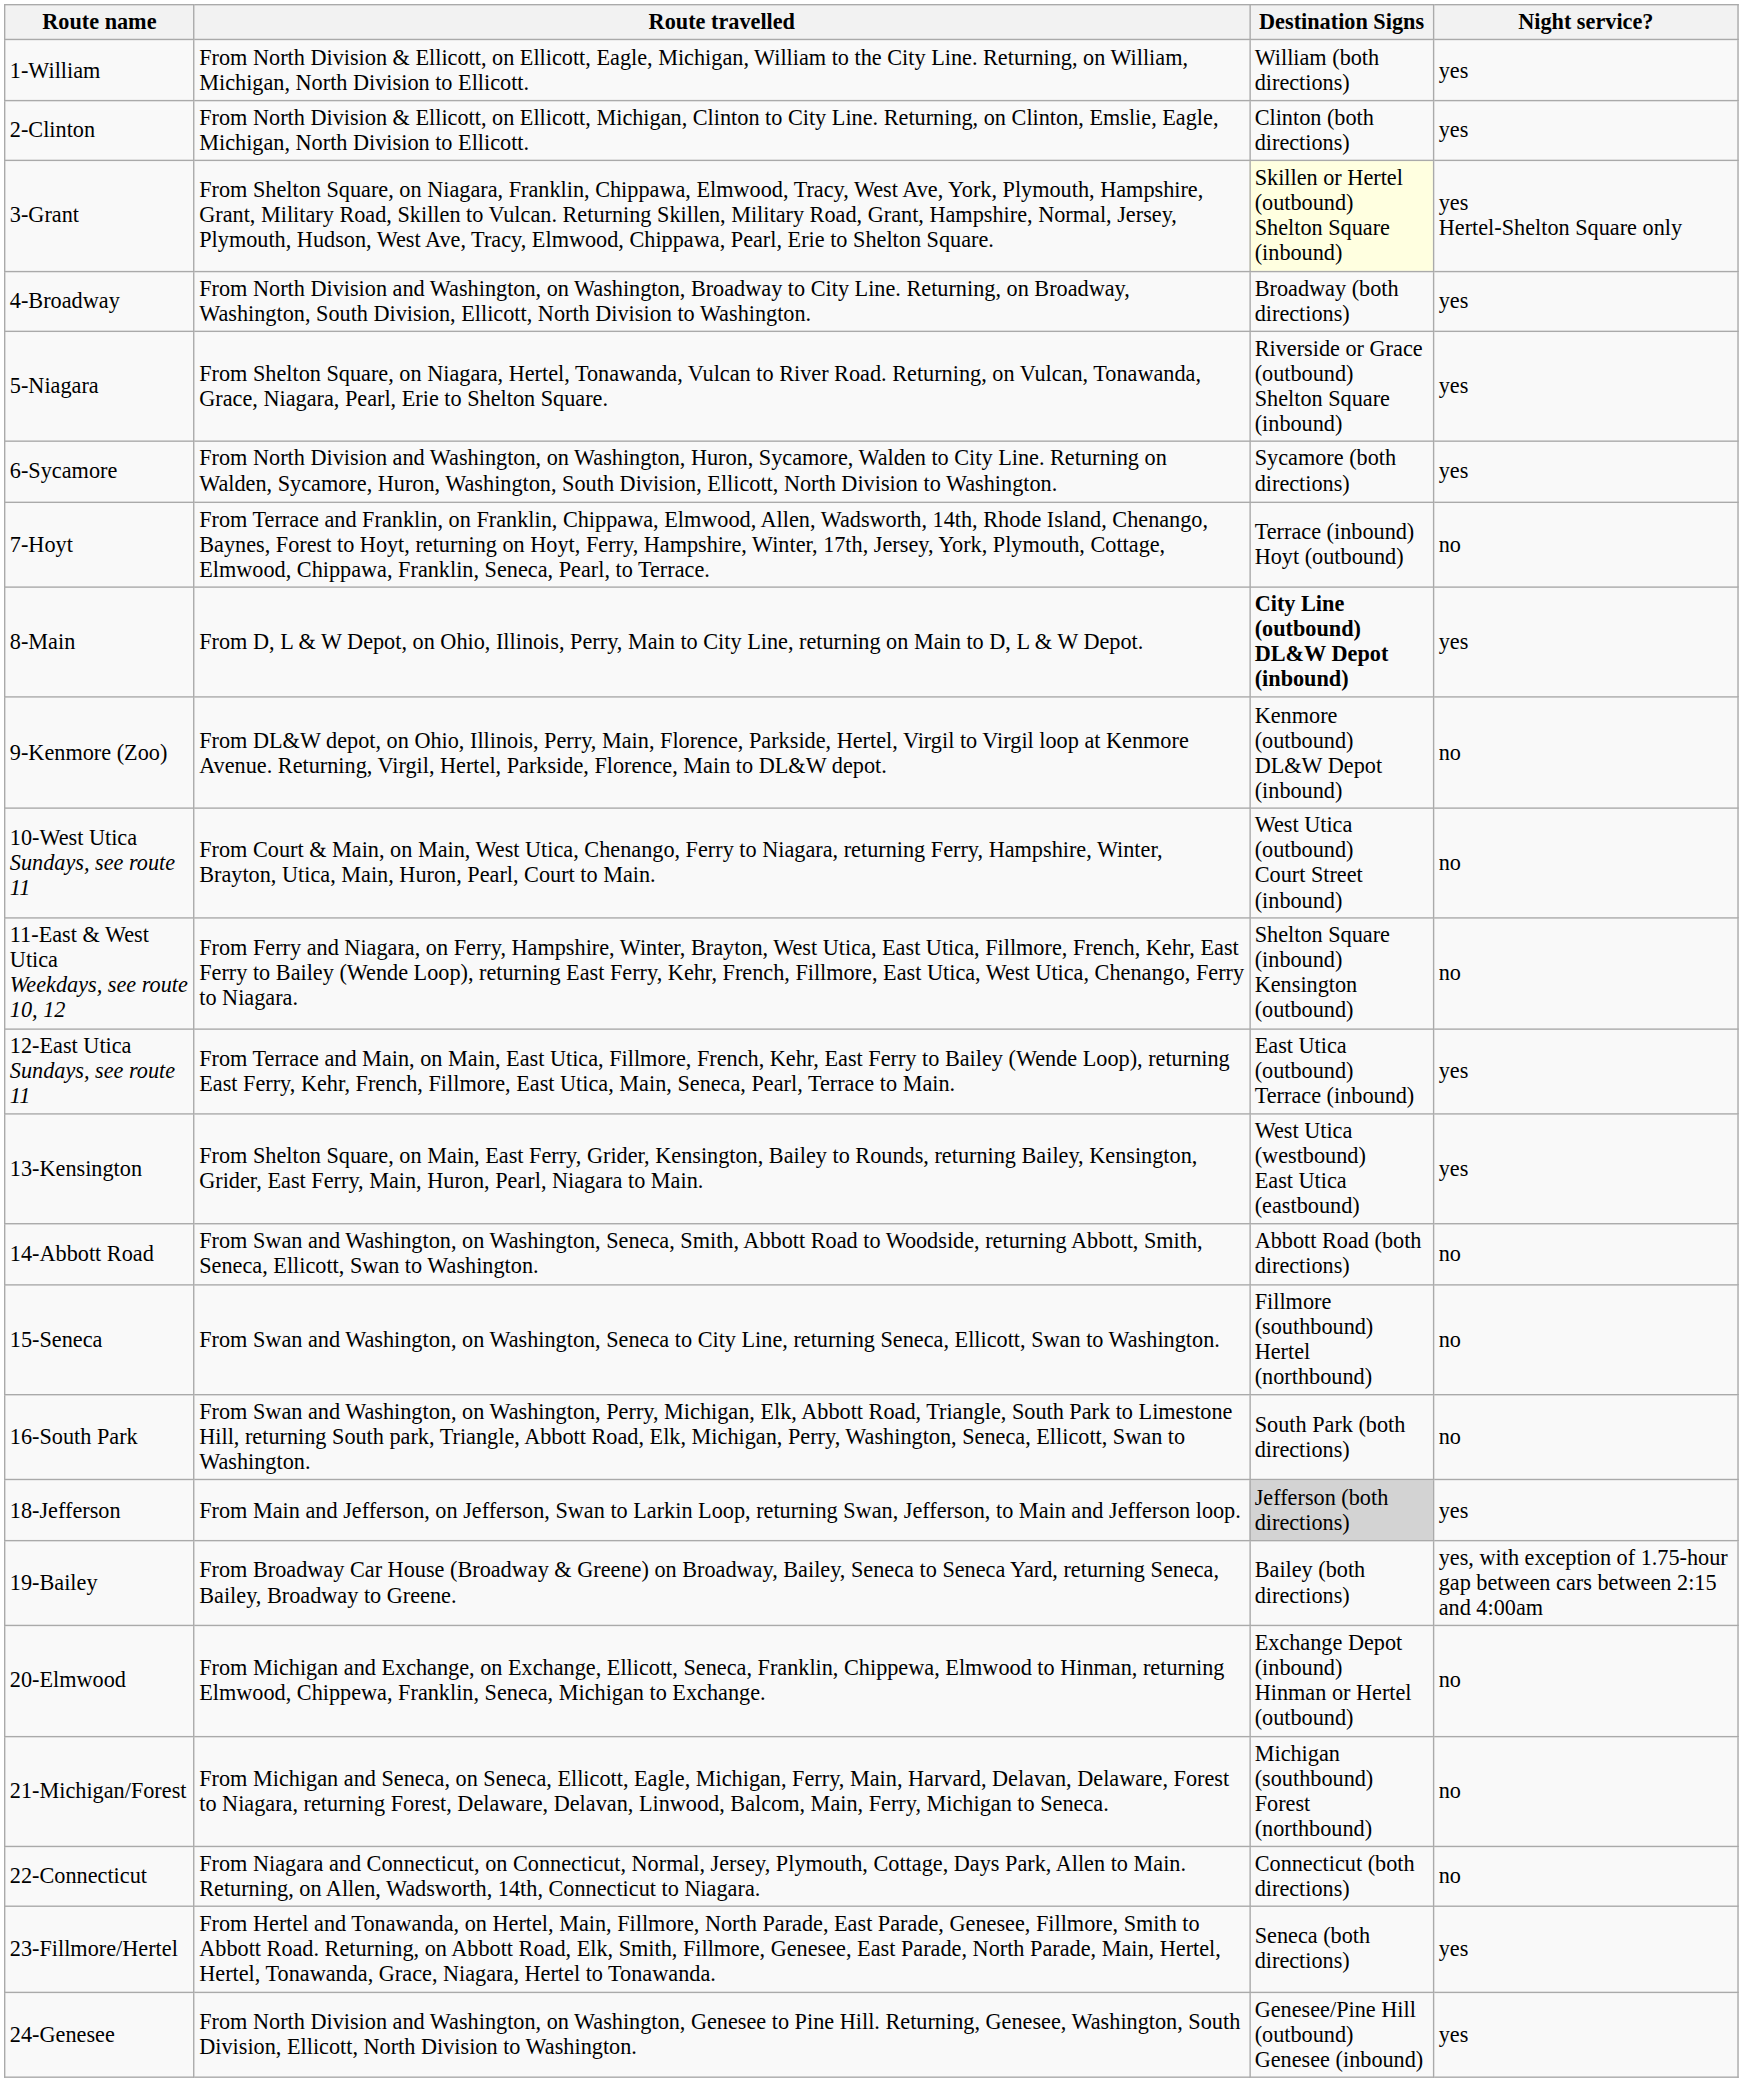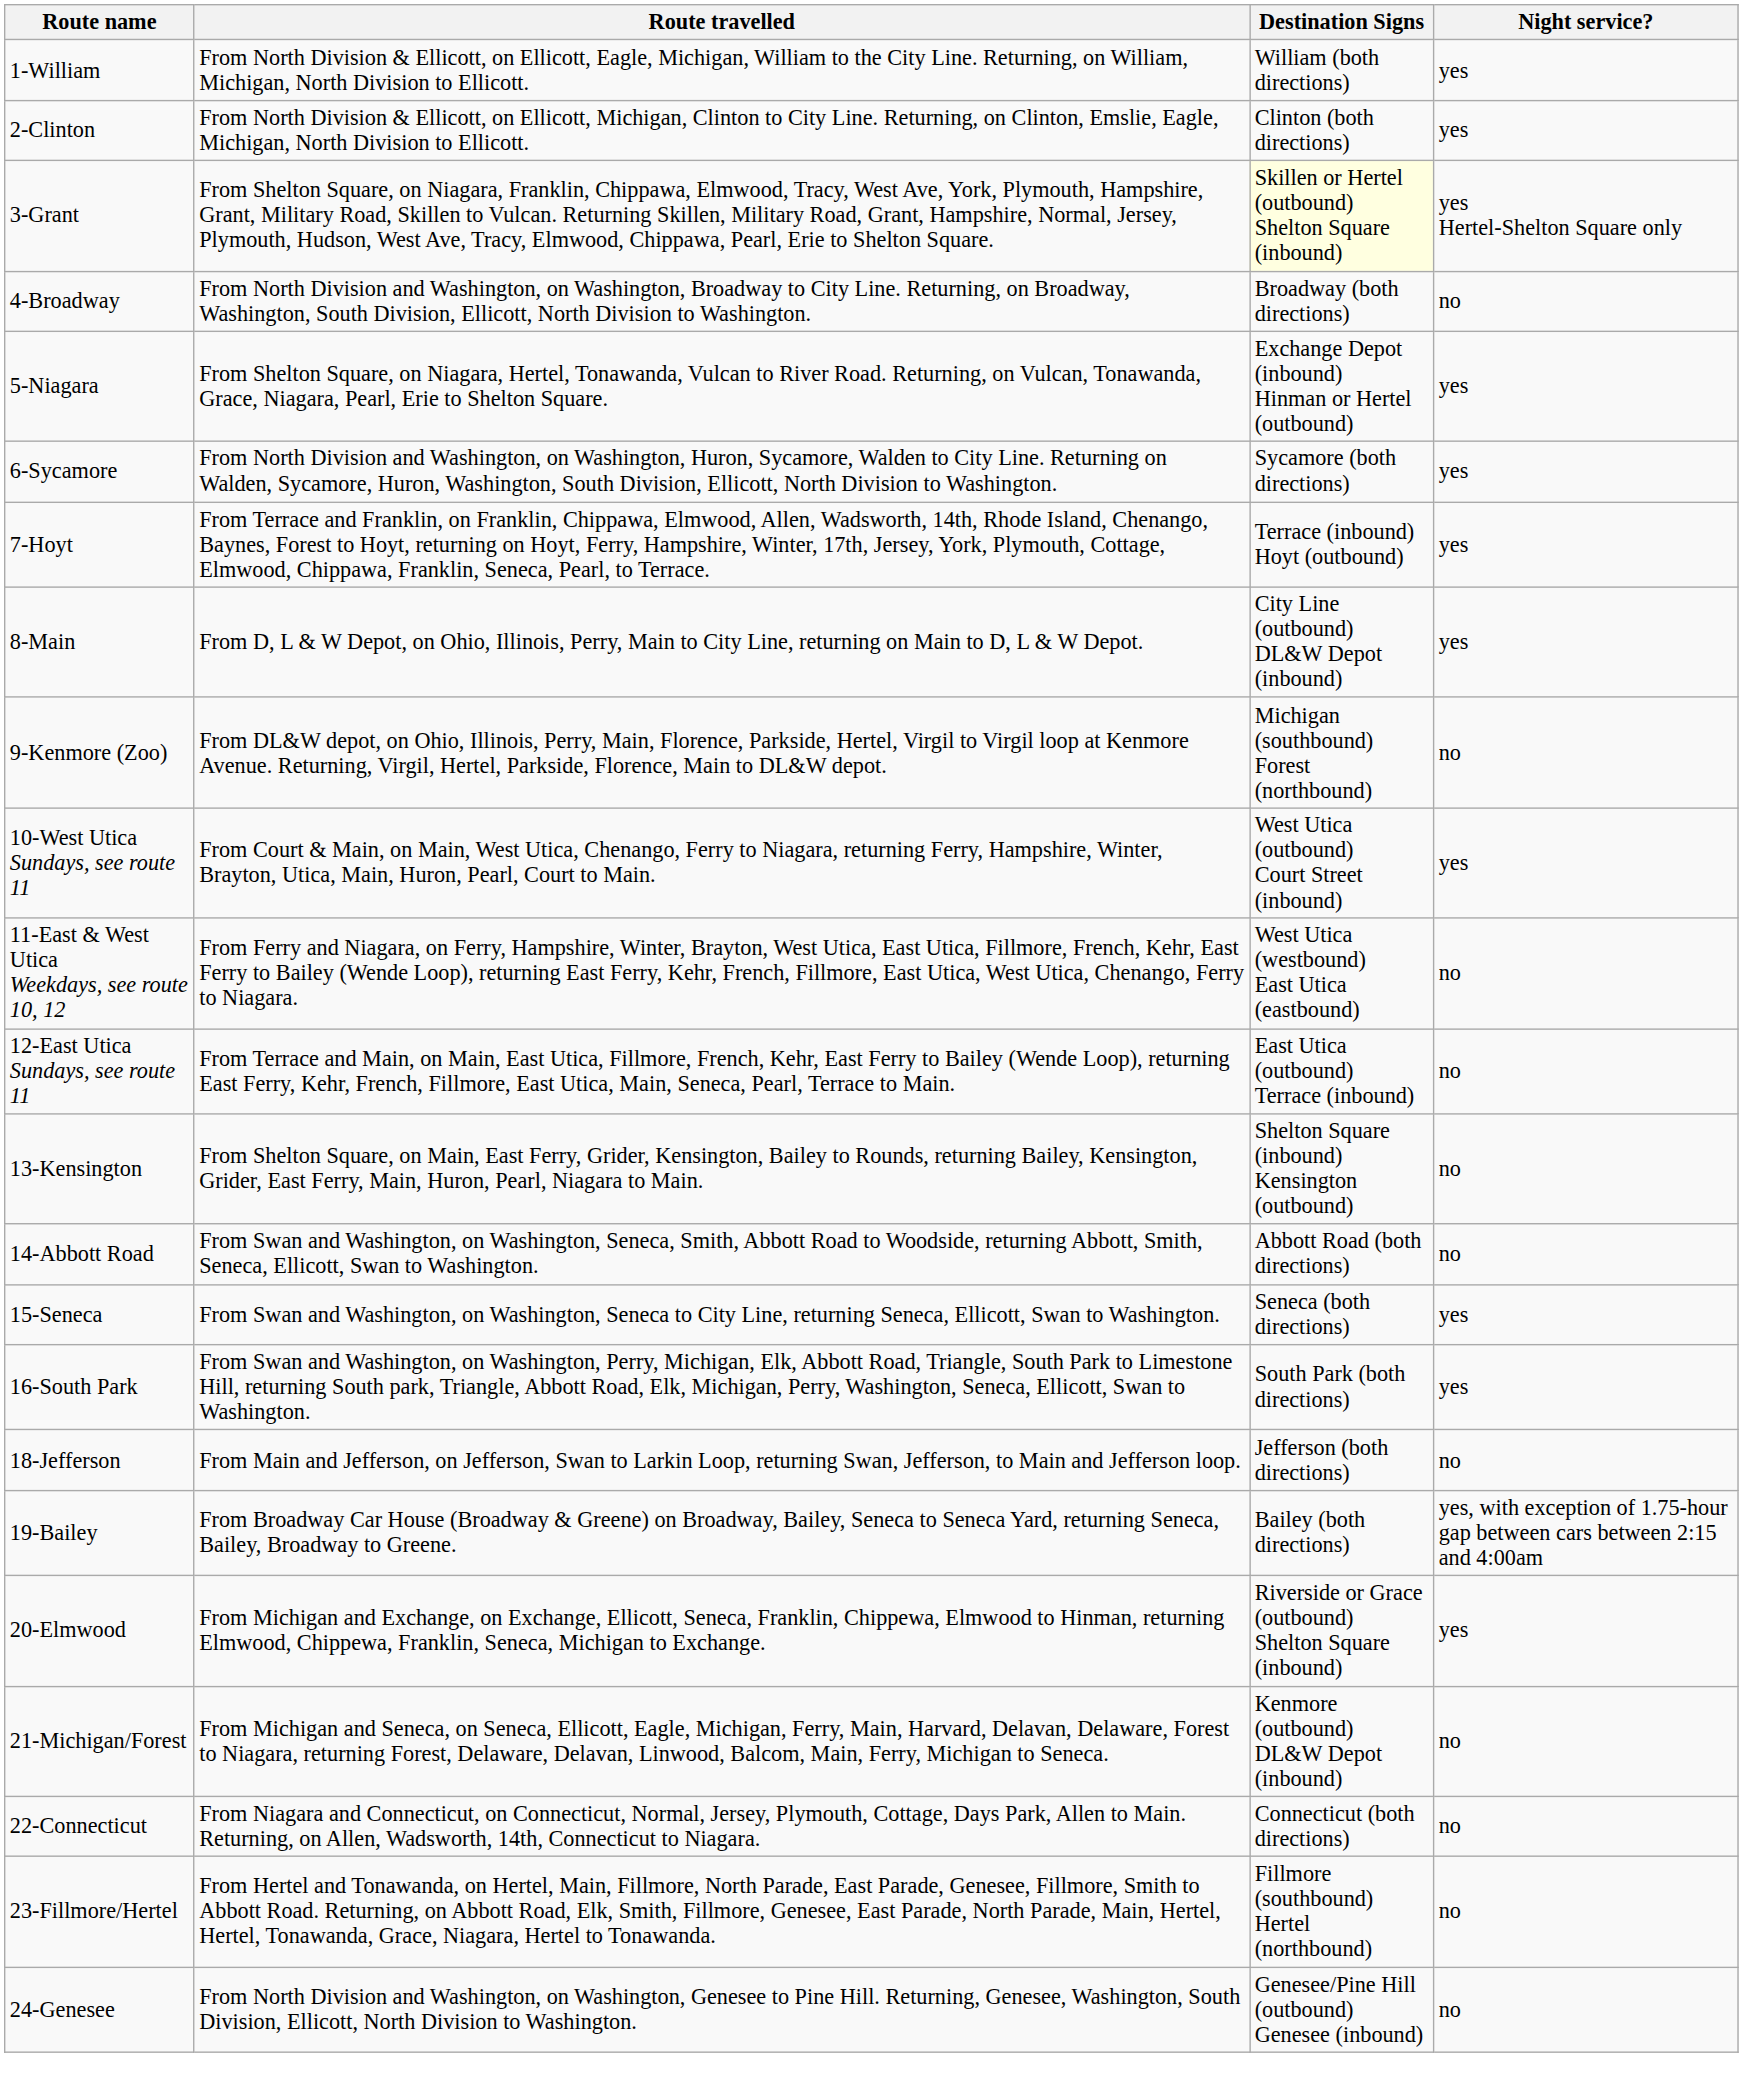(1454, 300) yes -> (1450, 300) no
(1339, 386) Riverside or Grace (outbound) Shelton Square (inbound) -> (1333, 386) Exchange Depot (inbound) Hinman or Hertel (outbound)
(1450, 544) no -> (1454, 544) yes
(1322, 642) bold -> (1318, 642) normal
(1318, 752) Kenmore (outbound) DL&W Depot (inbound) -> (1314, 752) Michigan (southbound) Forest (northbound)
(1450, 862) no -> (1454, 862) yes
(1322, 973) Shelton Square (inbound) Kensington (outbound) -> (1310, 973) West Utica (westbound) East Utica (eastbound)
(1454, 1070) yes -> (1450, 1070) no
(1310, 1168) West Utica (westbound) East Utica (eastbound) -> (1322, 1168) Shelton Square (inbound) Kensington (outbound)
(1454, 1168) yes -> (1450, 1168) no
(1314, 1339) Fillmore (southbound) Hertel (northbound) -> (1312, 1314) Seneca (both directions)
(1450, 1339) no -> (1454, 1314) yes
(1450, 1437) no -> (1454, 1387) yes
(1321, 1509) lightgrey background -> (1321, 1459) no background
(1454, 1509) yes -> (1450, 1459) no
(1333, 1680) Exchange Depot (inbound) Hinman or Hertel (outbound) -> (1339, 1630) Riverside or Grace (outbound) Shelton Square (inbound)
(1450, 1680) no -> (1454, 1630) yes
(1314, 1790) Michigan (southbound) Forest (northbound) -> (1318, 1740) Kenmore (outbound) DL&W Depot (inbound)
(1312, 1949) Seneca (both directions) -> (1314, 1911) Fillmore (southbound) Hertel (northbound)
(1454, 1949) yes -> (1450, 1911) no
(1454, 2034) yes -> (1450, 2009) no
